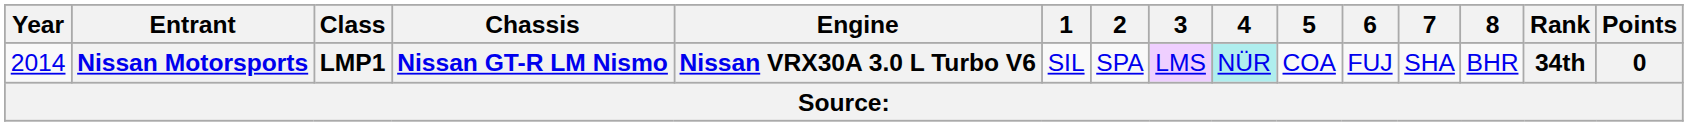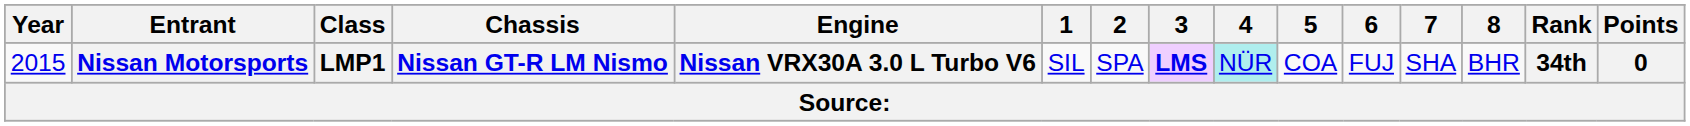(38, 63) 2014 -> (38, 63) 2015
(1181, 63) normal -> (1181, 63) bold
